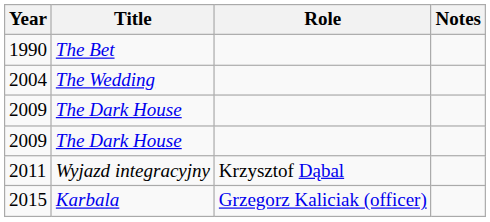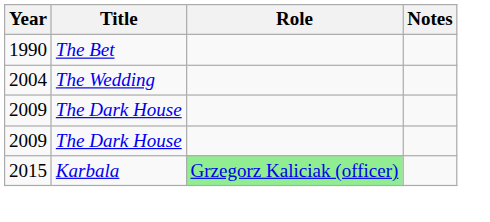- row: (28, 170)
(323, 200) no background -> (294, 170) lightgreen background
